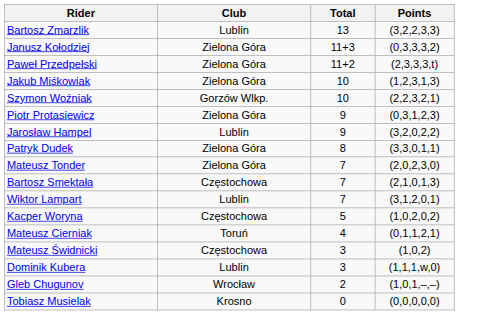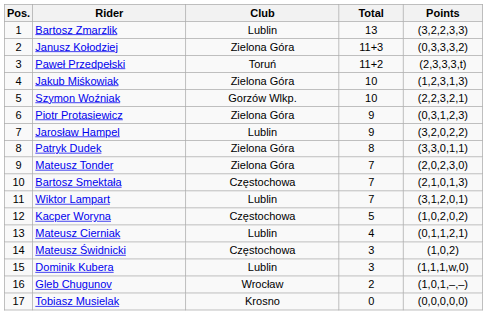+ column: (19, 13)
(234, 64) Zielona Góra -> (262, 64) Toruń
(234, 233) Toruń -> (262, 233) Lublin
